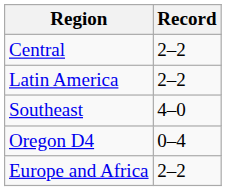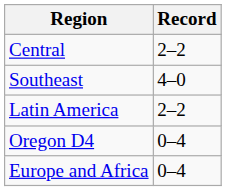rows swapped: (46, 110) <-> (64, 79)
(172, 170) 2–2 -> (172, 170) 0–4
